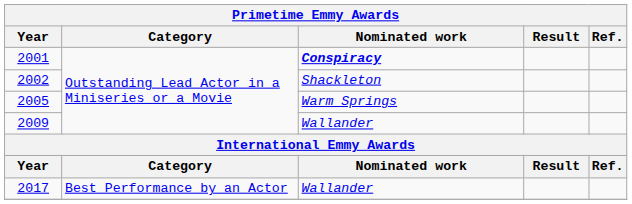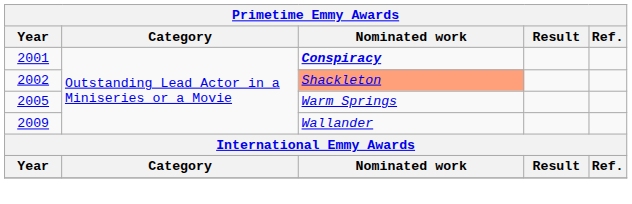(341, 80) no background -> (341, 80) lightsalmon background
- row: (33, 188)
